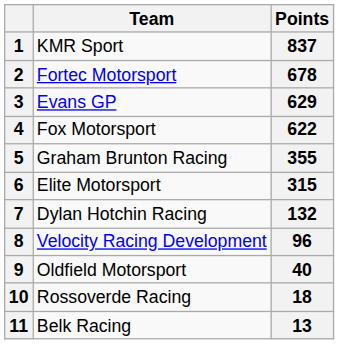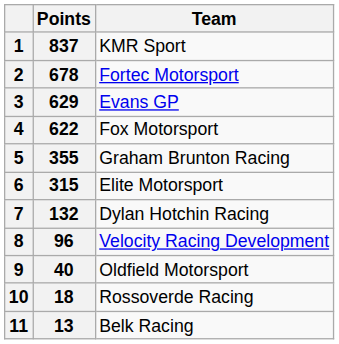columns swapped: (152, 18) <-> (302, 18)
